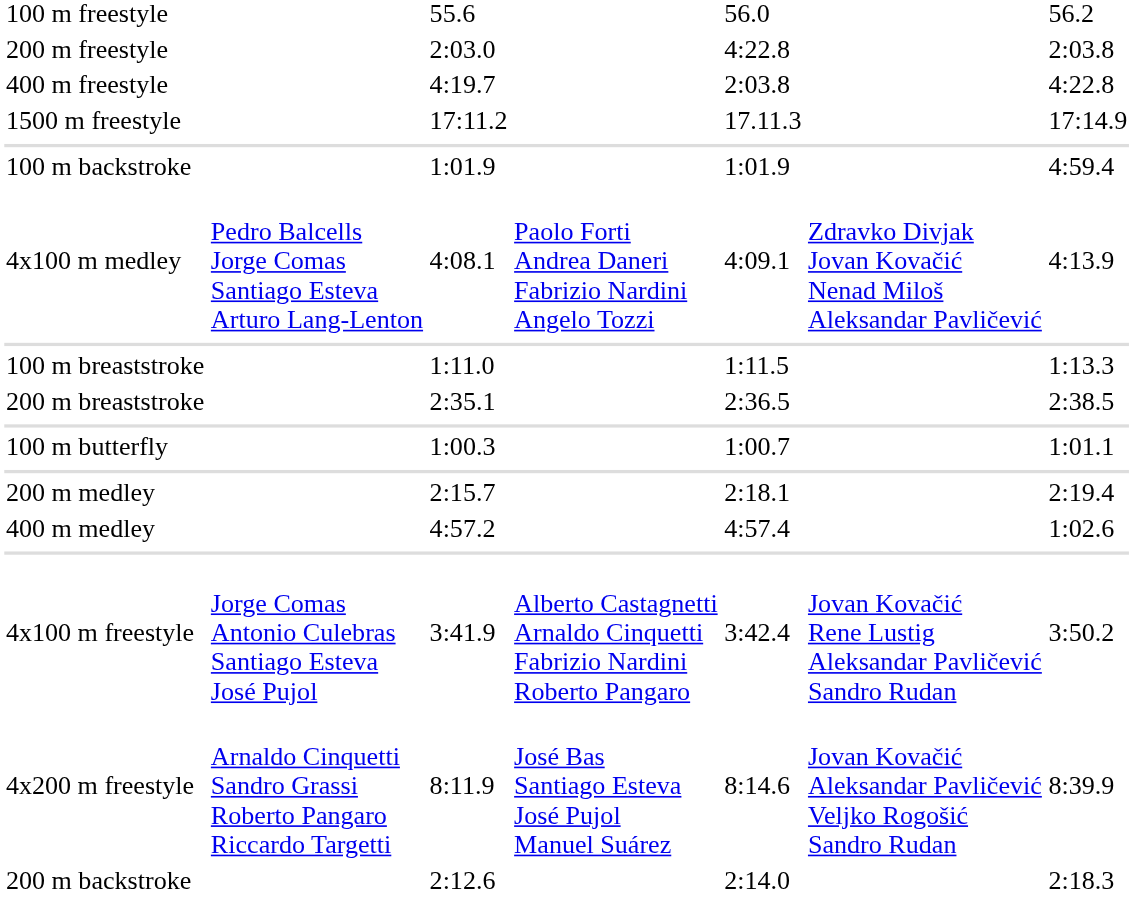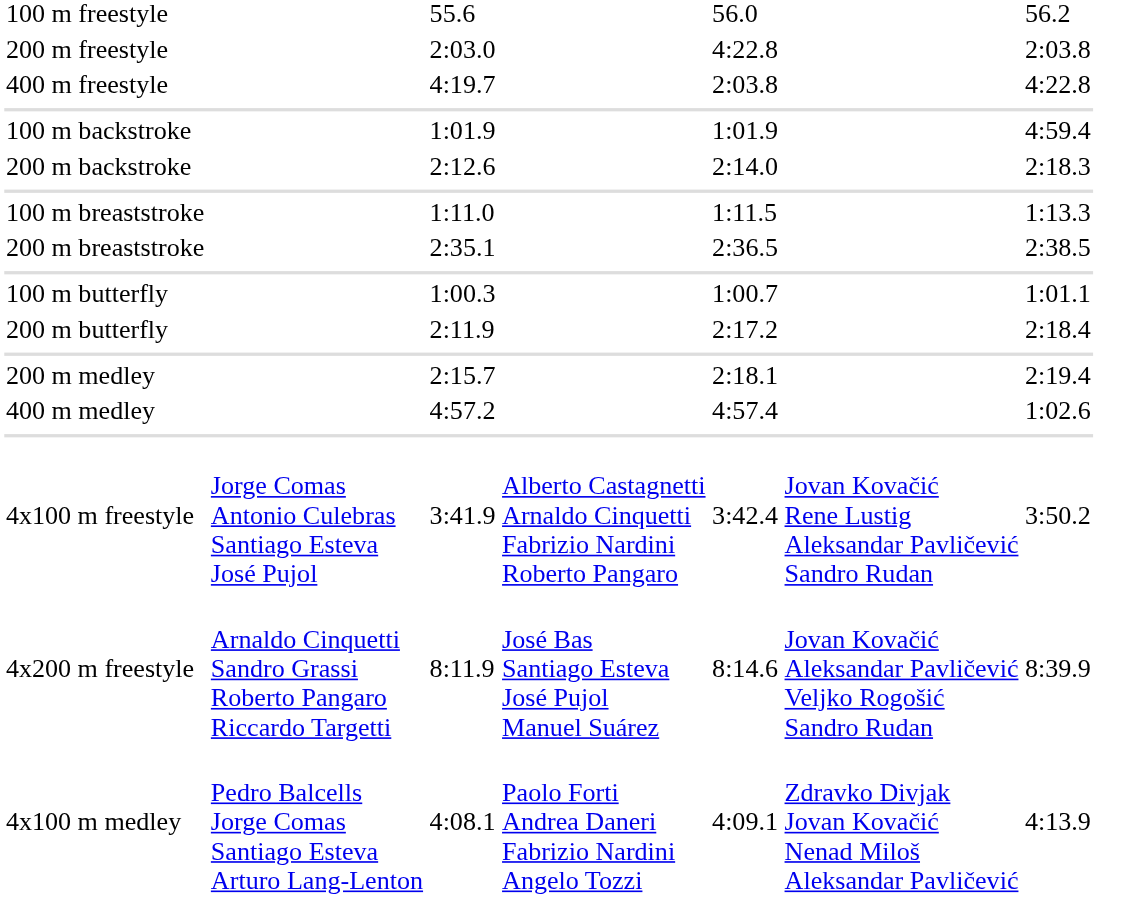- row: (94, 120)
rows swapped: (99, 880) <-> (94, 261)
+ row: (87, 329)
